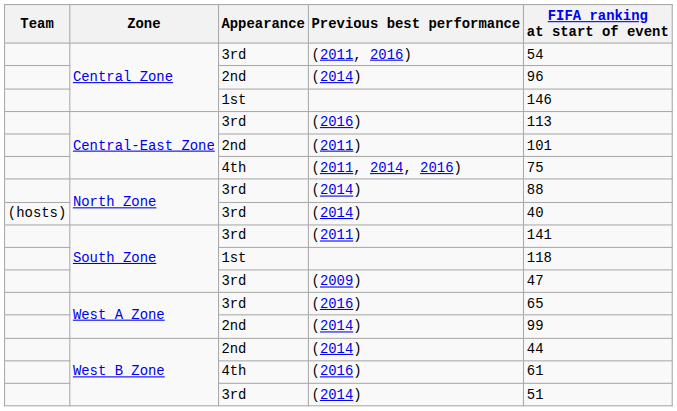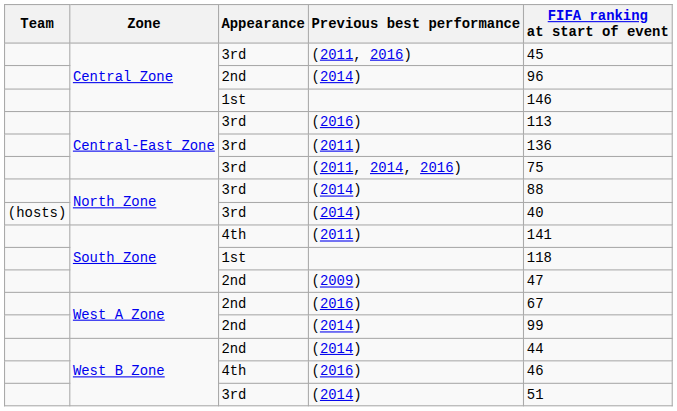(535, 55) 54 -> (535, 55) 45
(234, 145) 2nd -> (234, 145) 3rd
(539, 145) 101 -> (539, 145) 136
(234, 168) 4th -> (234, 168) 3rd
(234, 236) 3rd -> (234, 236) 4th
(234, 281) 3rd -> (234, 281) 2nd
(234, 304) 3rd -> (234, 304) 2nd
(535, 304) 65 -> (535, 304) 67
(535, 372) 61 -> (535, 372) 46
